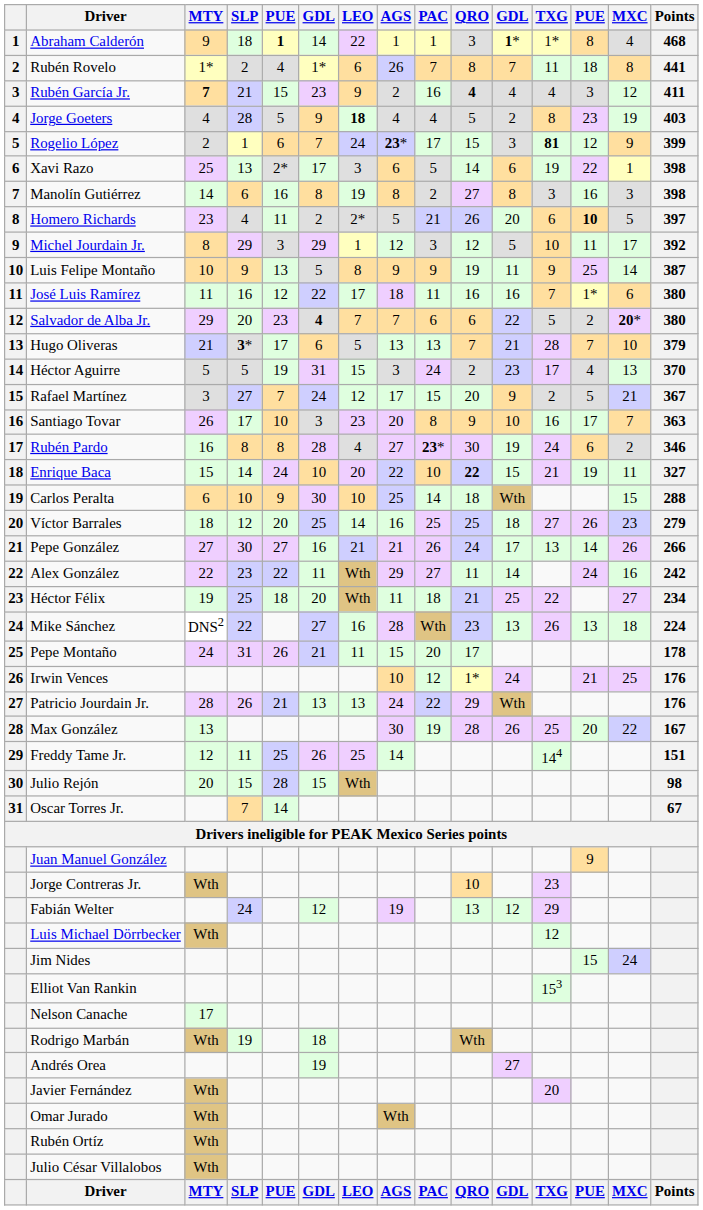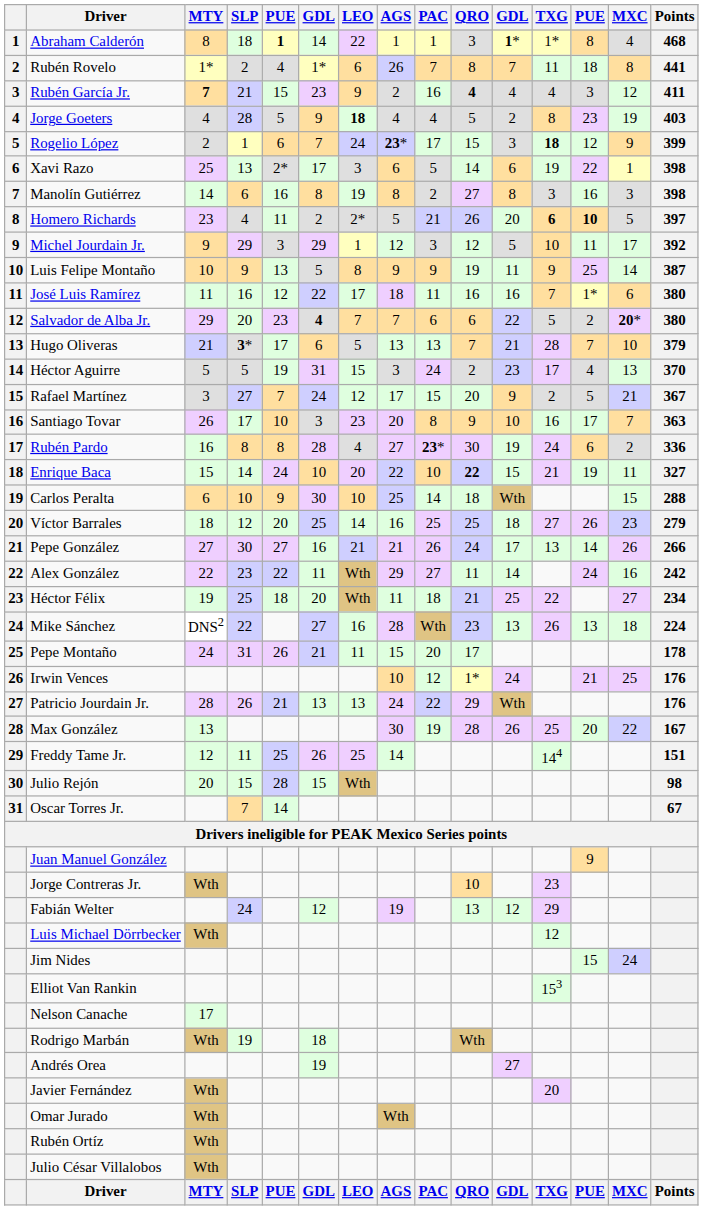(206, 42) 9 -> (206, 42) 8
(552, 143) 81 -> (552, 143) 18
(552, 219) normal -> (552, 219) bold
(206, 245) 8 -> (206, 245) 9
(675, 447) 346 -> (675, 447) 336
